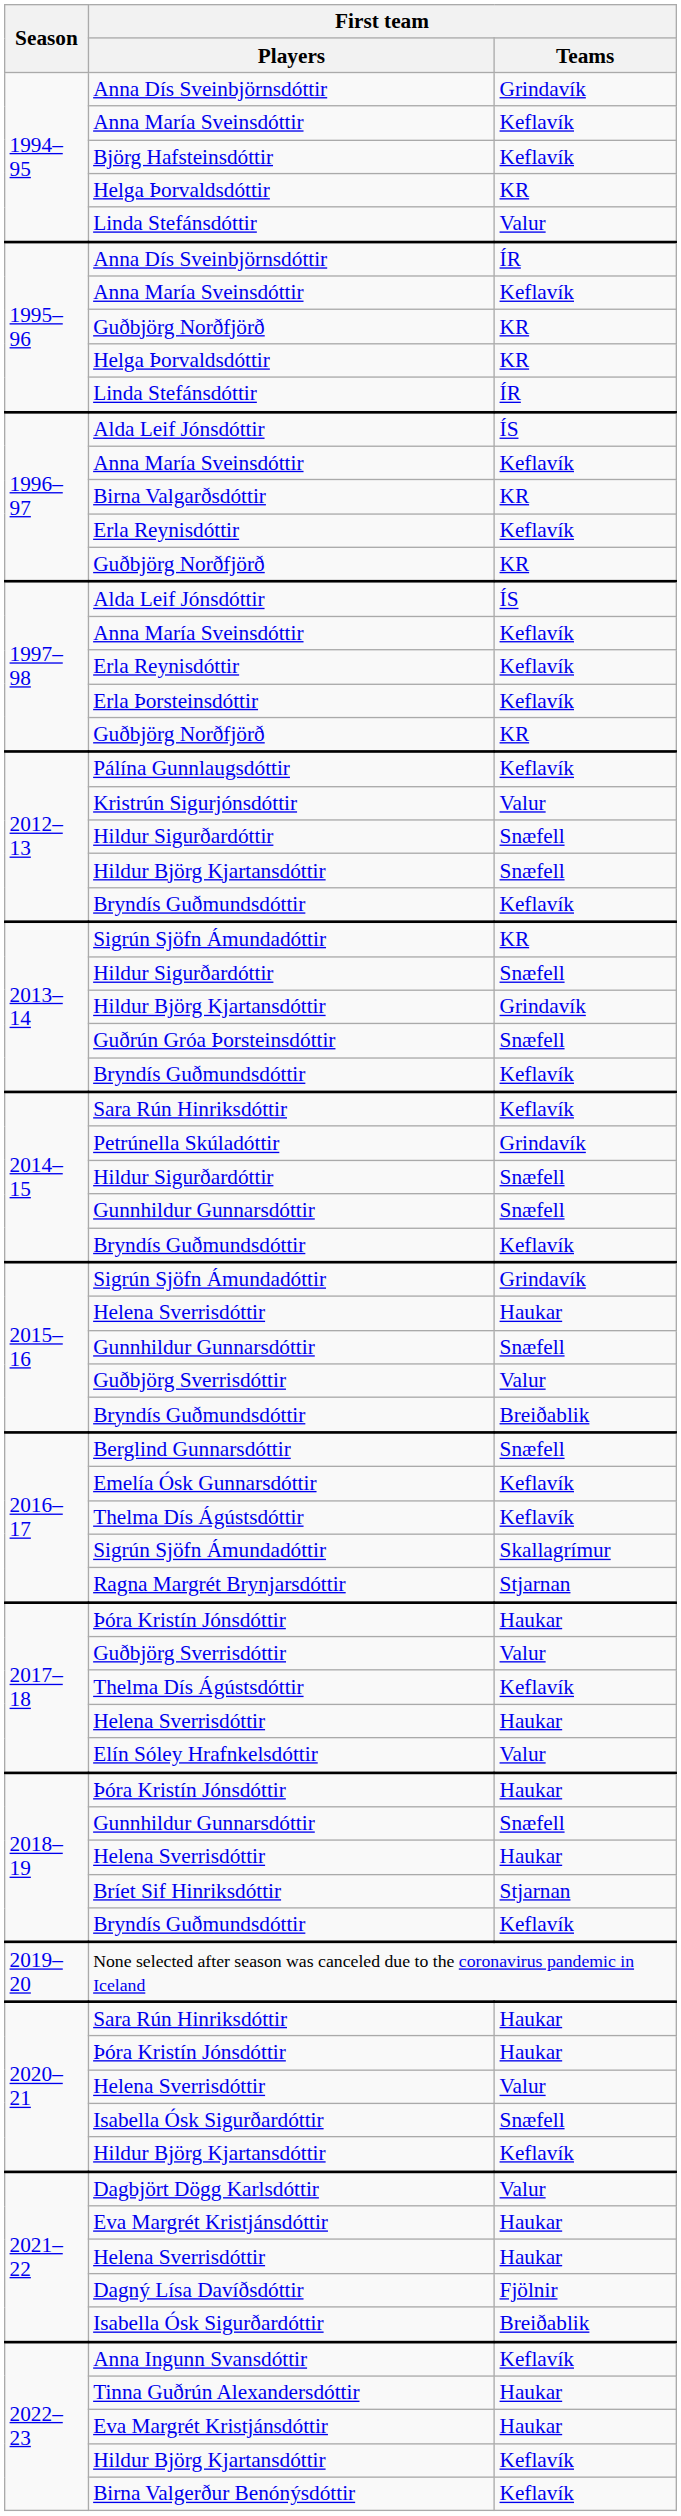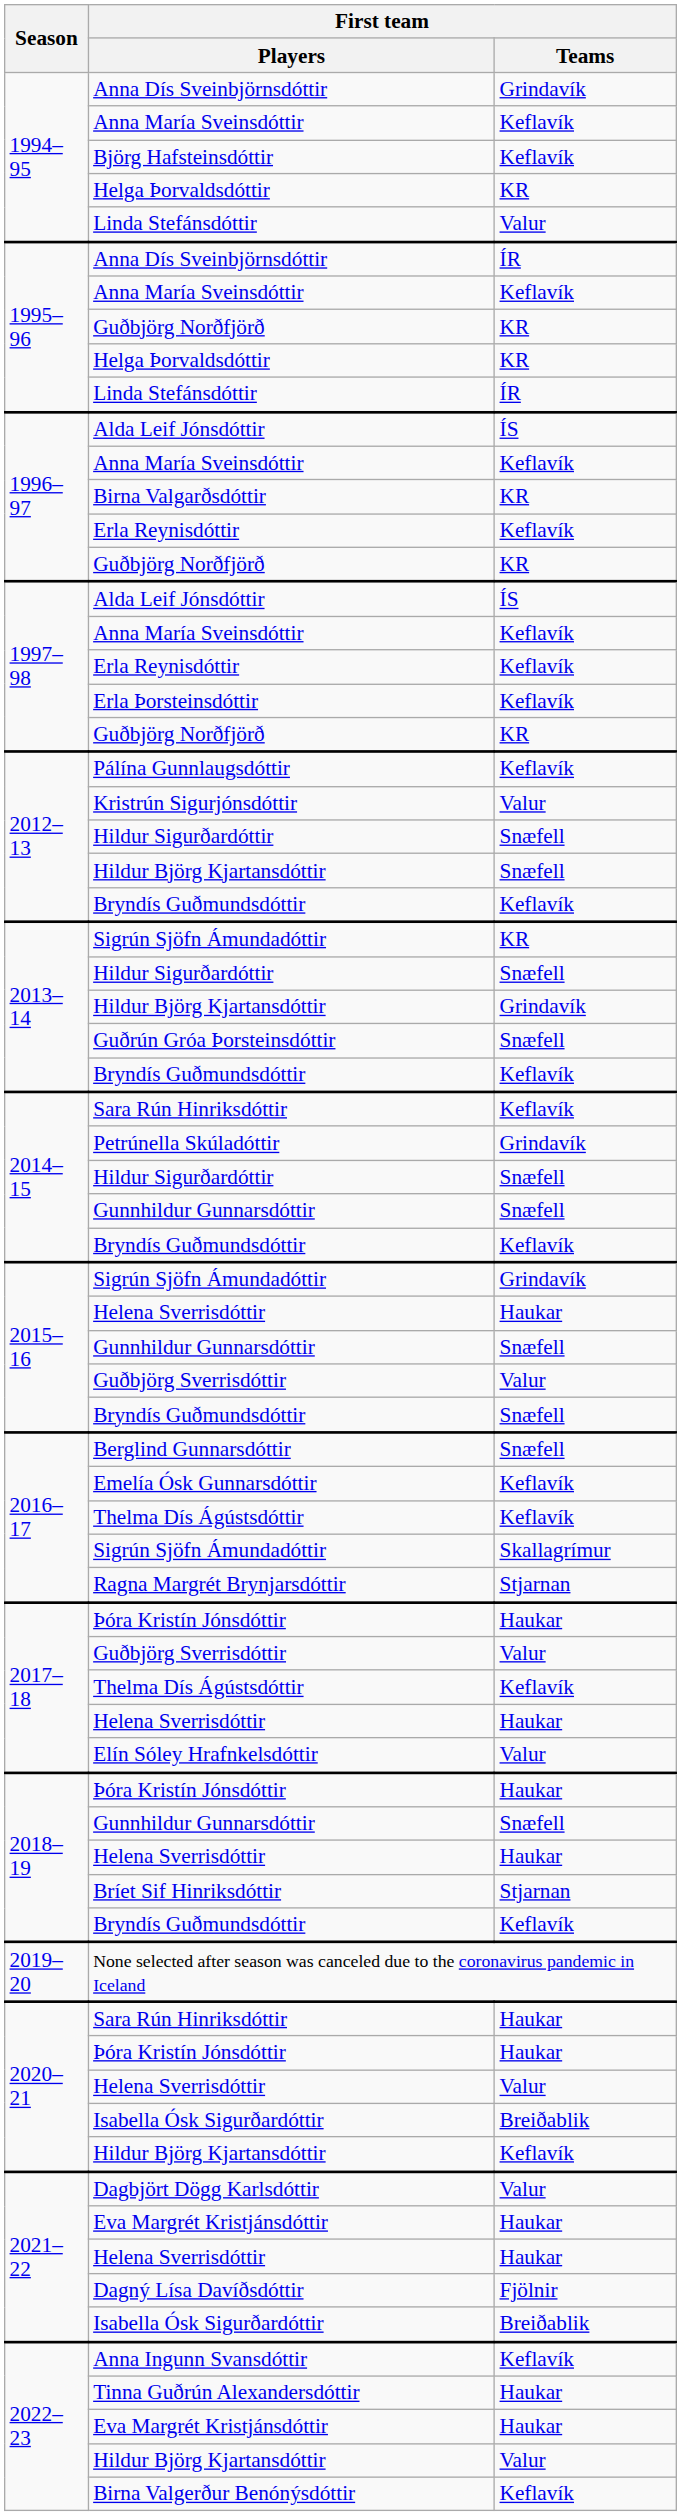(544, 1414) Breiðablik -> (532, 1414) Snæfell
(532, 2119) Snæfell -> (544, 2119) Breiðablik
(537, 2460) Keflavík -> (523, 2460) Valur
